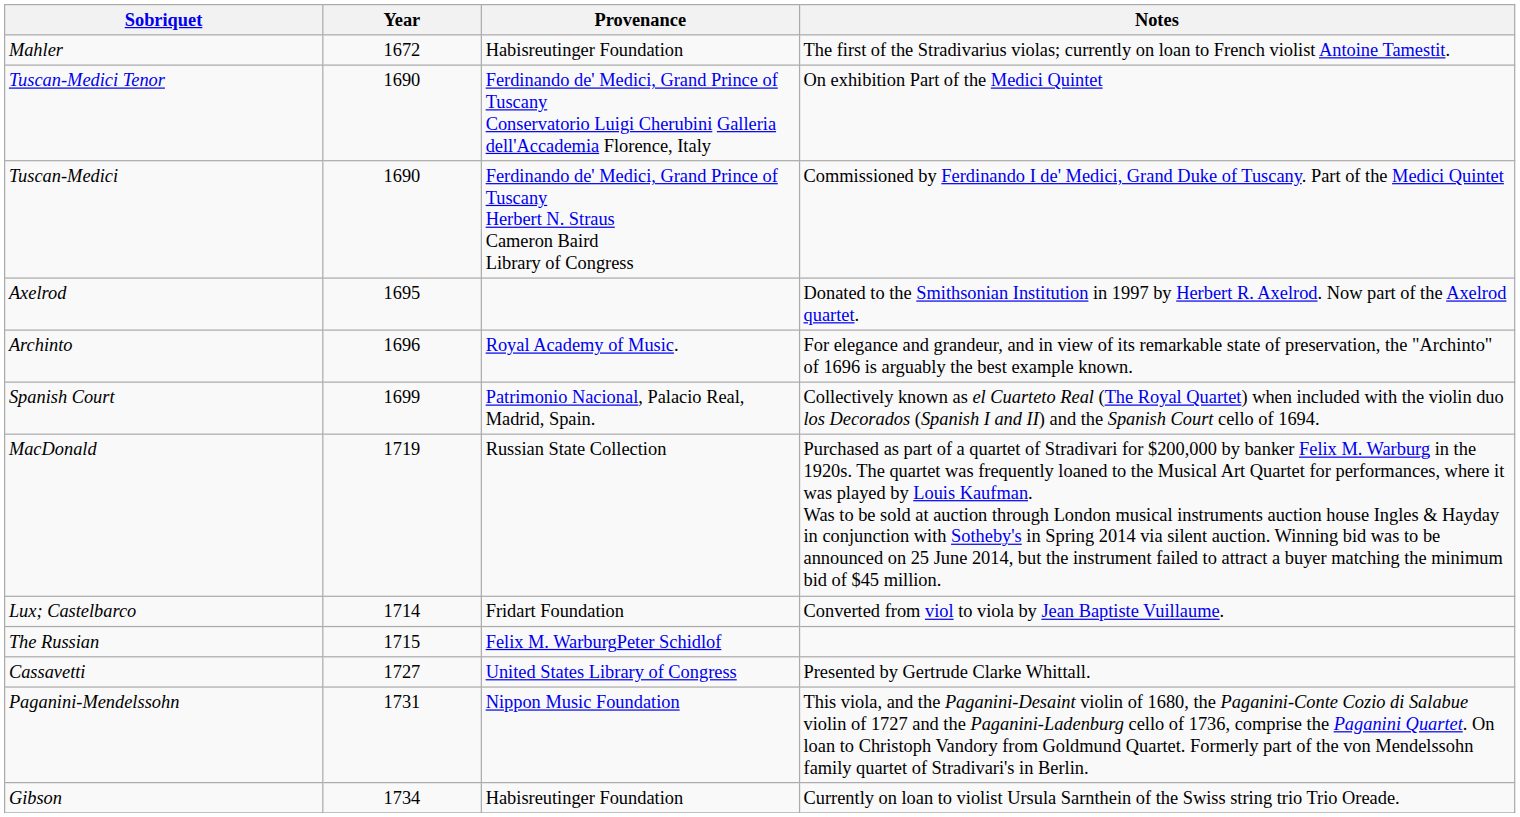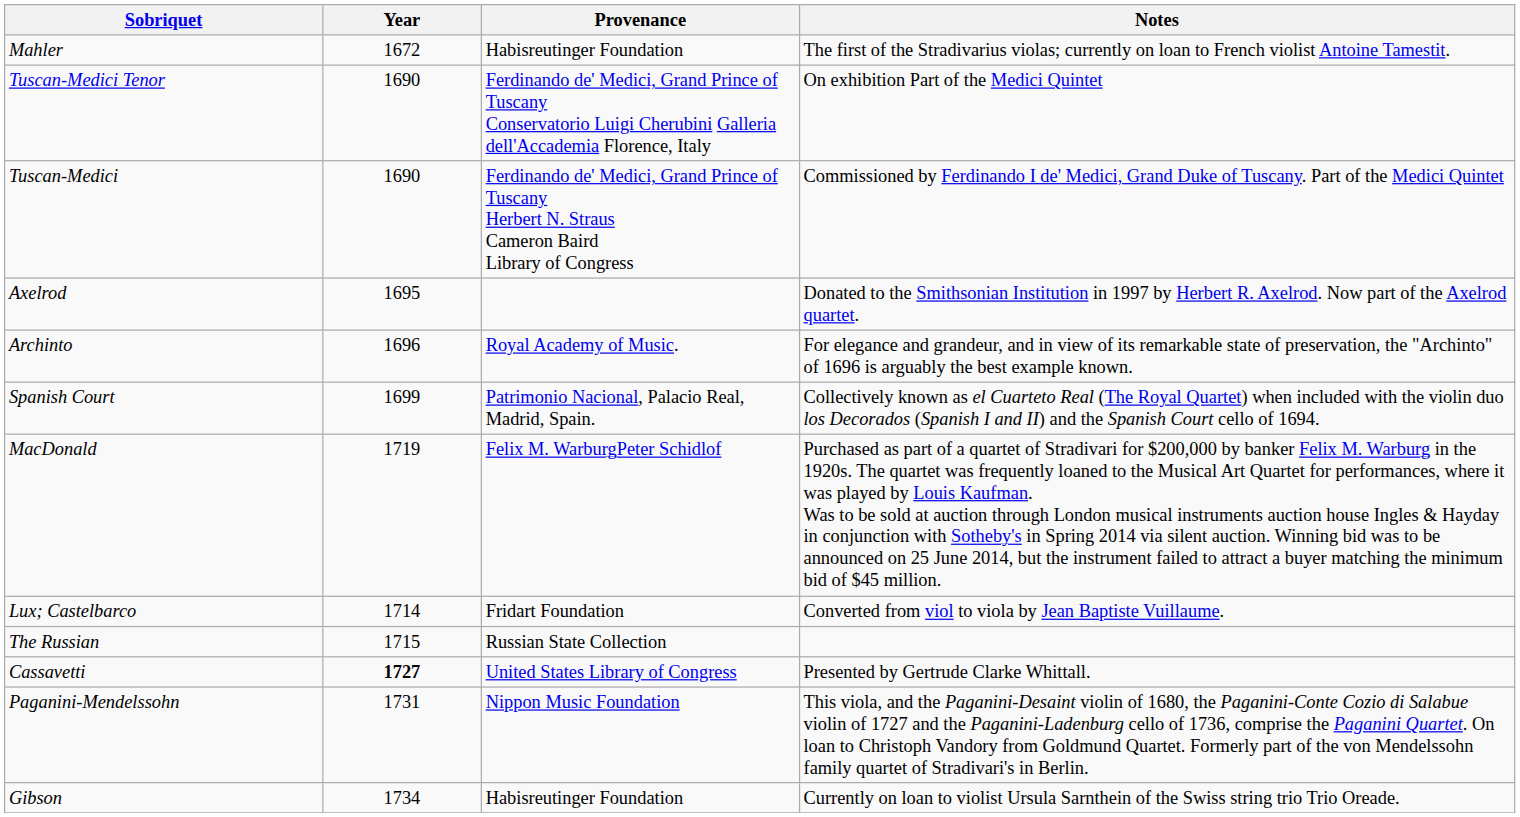(576, 449) Russian State Collection -> (604, 449) Felix M. WarburgPeter Schidlof
(604, 641) Felix M. WarburgPeter Schidlof -> (576, 641) Russian State Collection
(402, 671) normal -> (402, 671) bold
